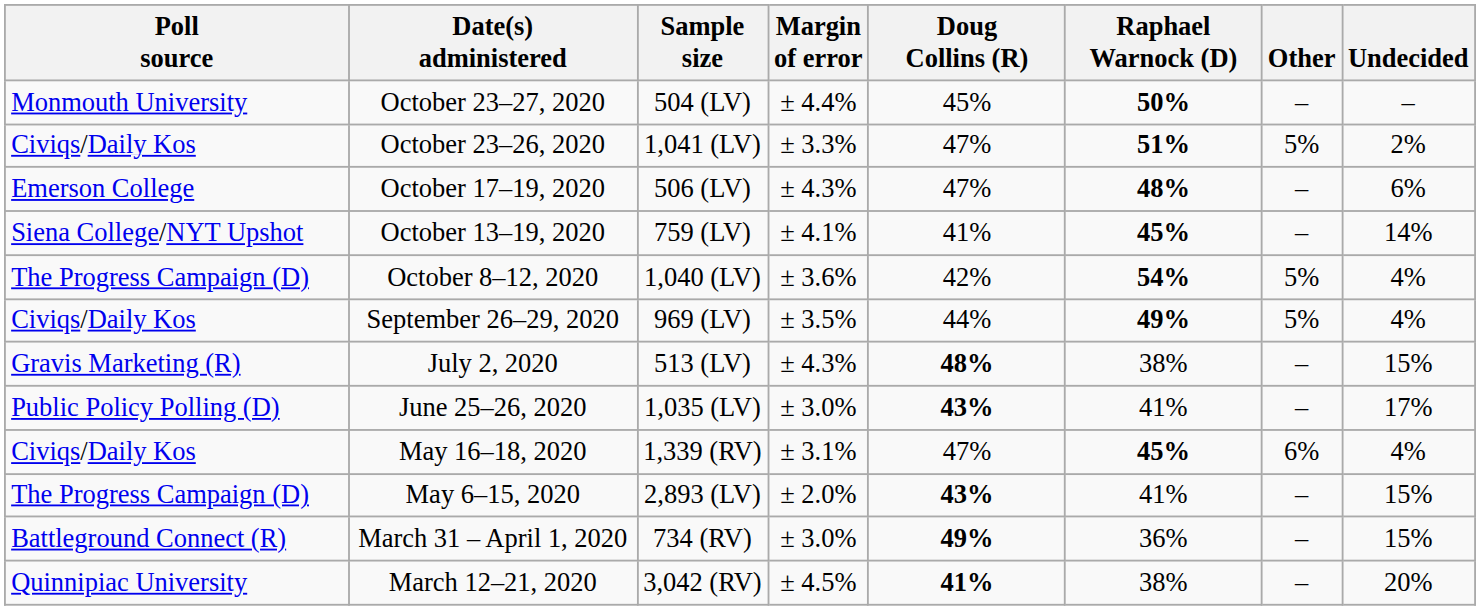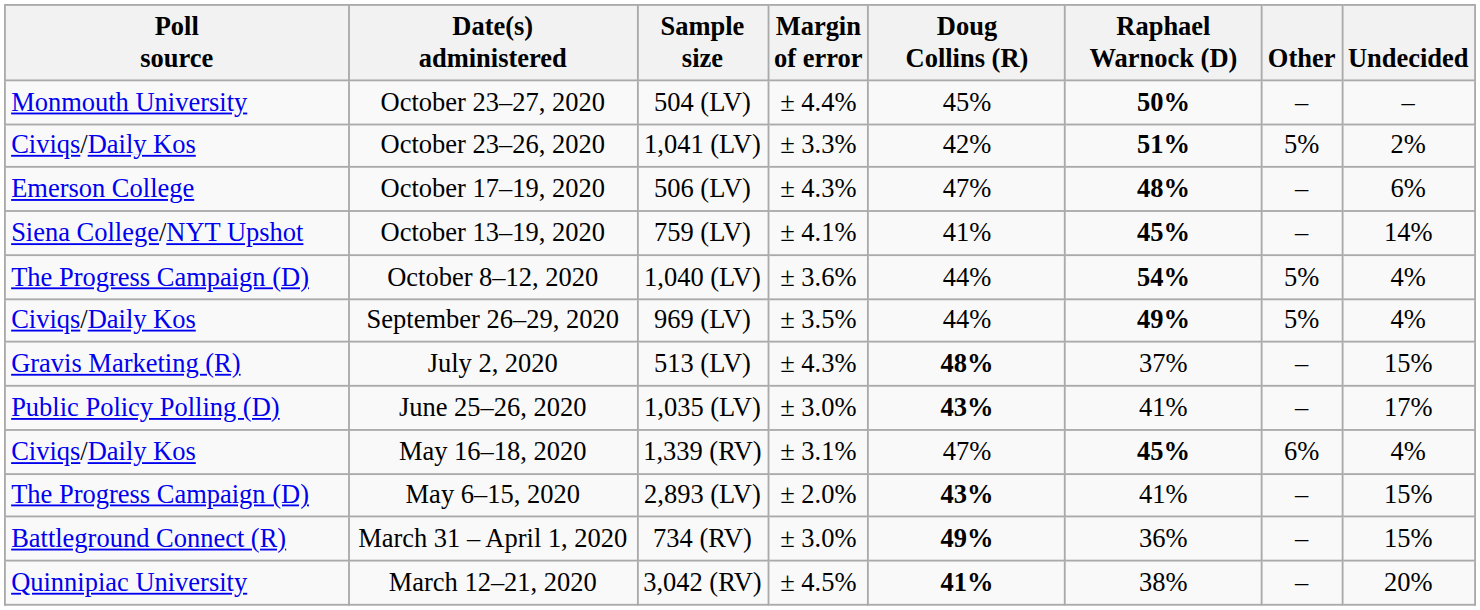(967, 145) 47% -> (967, 145) 42%
(967, 276) 42% -> (967, 276) 44%
(1163, 363) 38% -> (1163, 363) 37%
